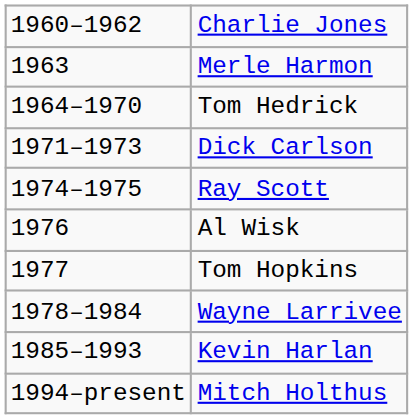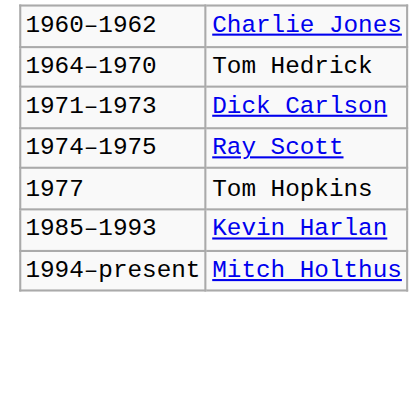- row: (285, 67)
- row: (249, 230)
- row: (300, 312)
